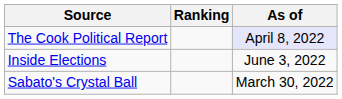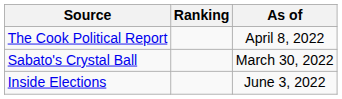(285, 37) lavender background -> (285, 37) no background
rows swapped: (57, 60) <-> (72, 82)
